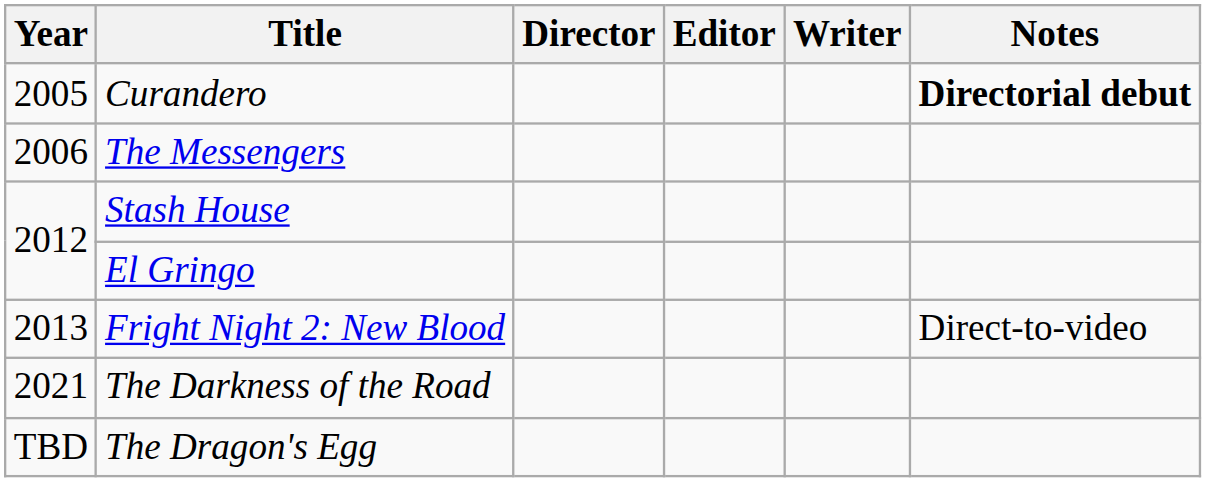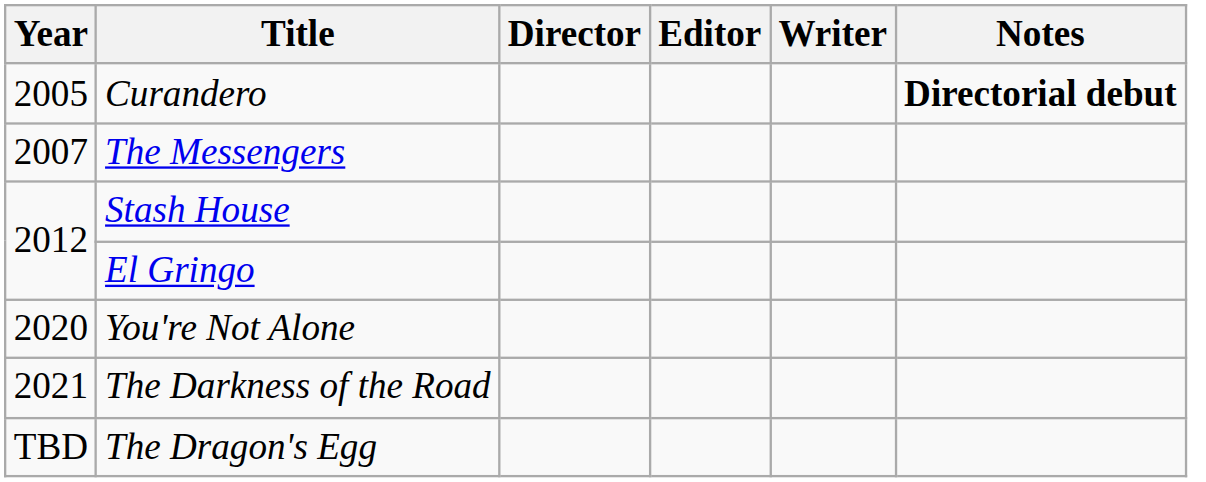(51, 151) 2006 -> (51, 151) 2007
- row: (305, 328)
+ row: (230, 328)
